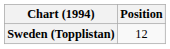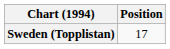(142, 33) 12 -> (142, 33) 17
